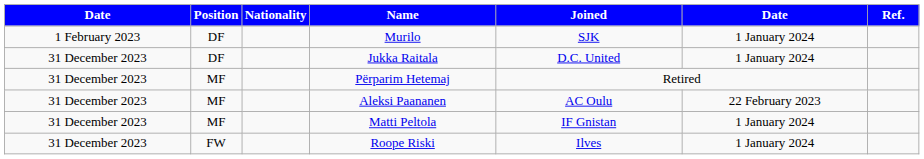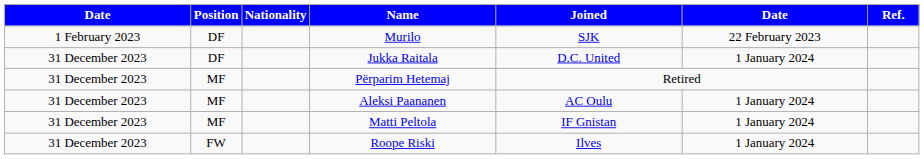(775, 36) 1 January 2024 -> (775, 36) 22 February 2023
(775, 101) 22 February 2023 -> (775, 101) 1 January 2024
